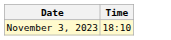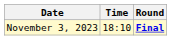+ column: (150, 12)
